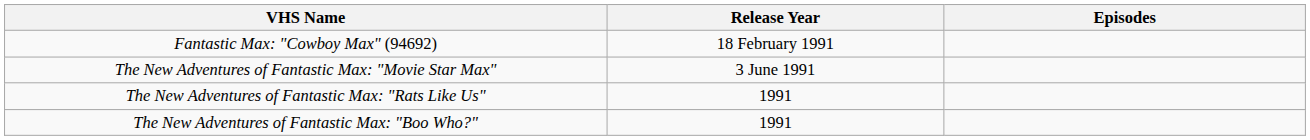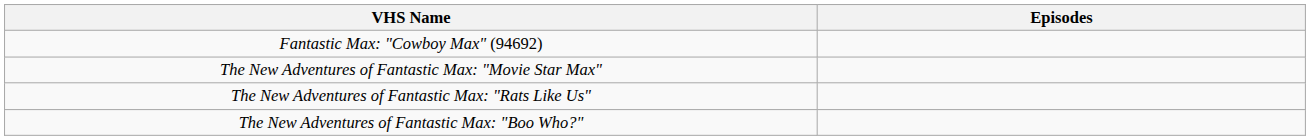- column: (775, 17)
